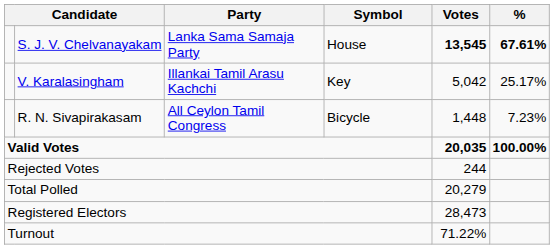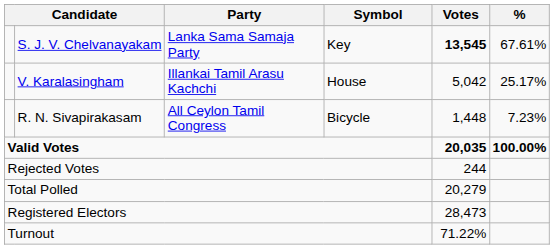(347, 44) House -> (339, 44) Key
(523, 44) bold -> (523, 44) normal
(339, 81) Key -> (347, 81) House
